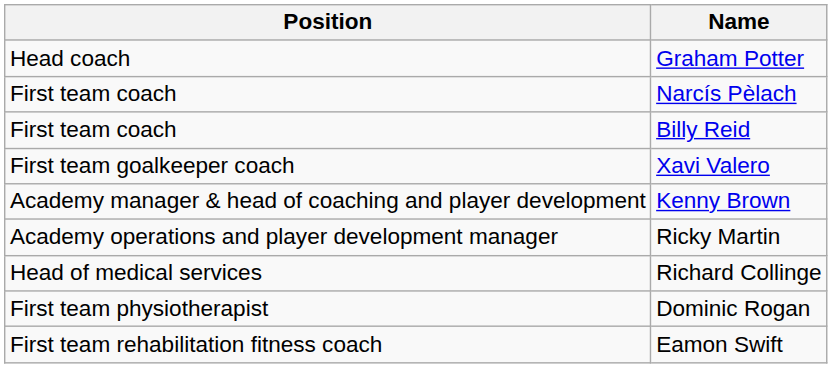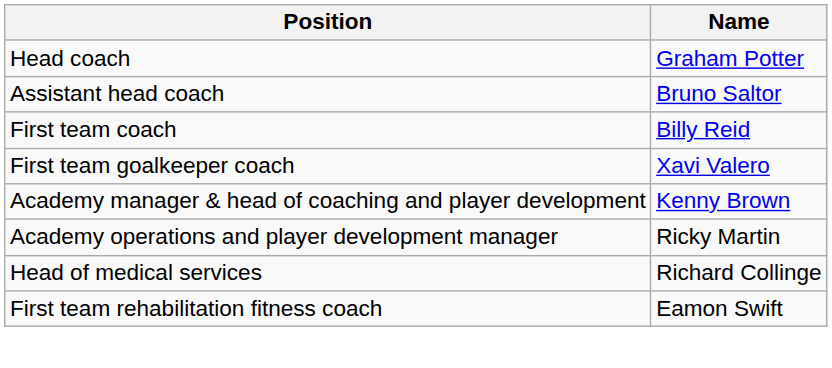+ row: (719, 93)
- row: (726, 93)
- row: (733, 308)
